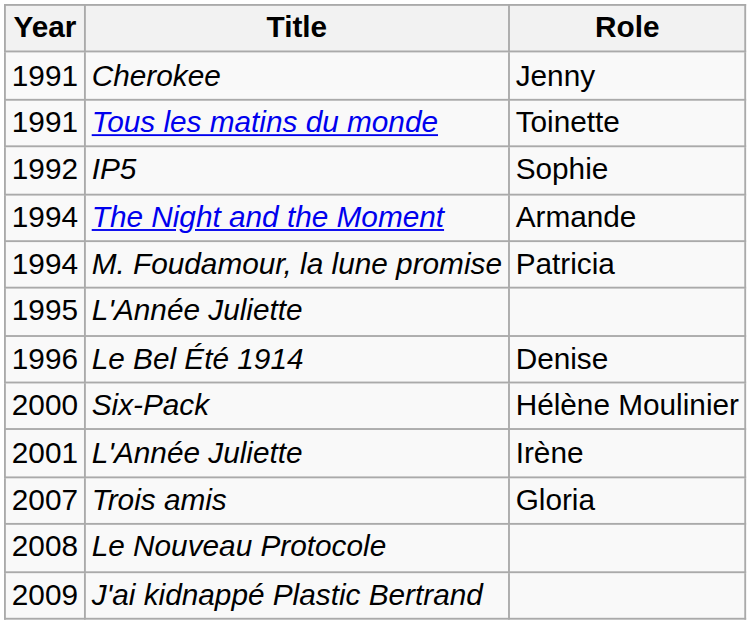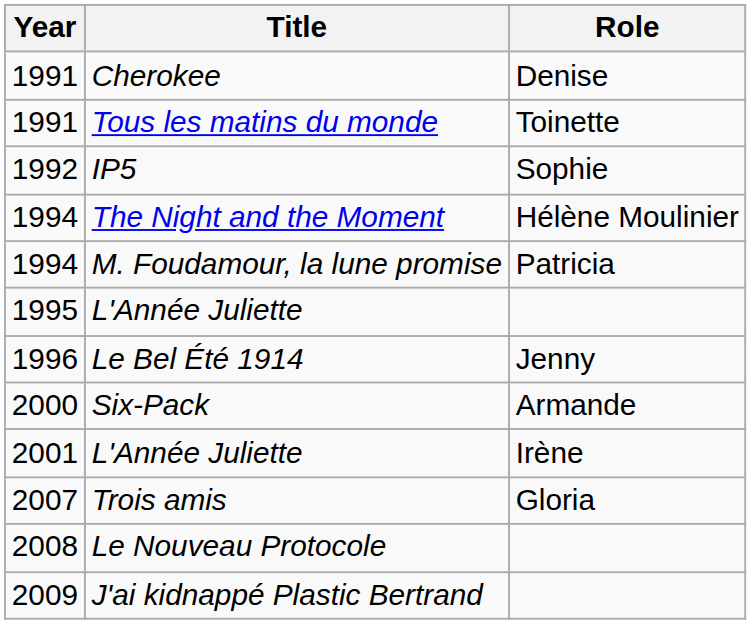(555, 75) Jenny -> (562, 75) Denise
(576, 216) Armande -> (627, 216) Hélène Moulinier
(562, 358) Denise -> (555, 358) Jenny
(627, 405) Hélène Moulinier -> (576, 405) Armande
